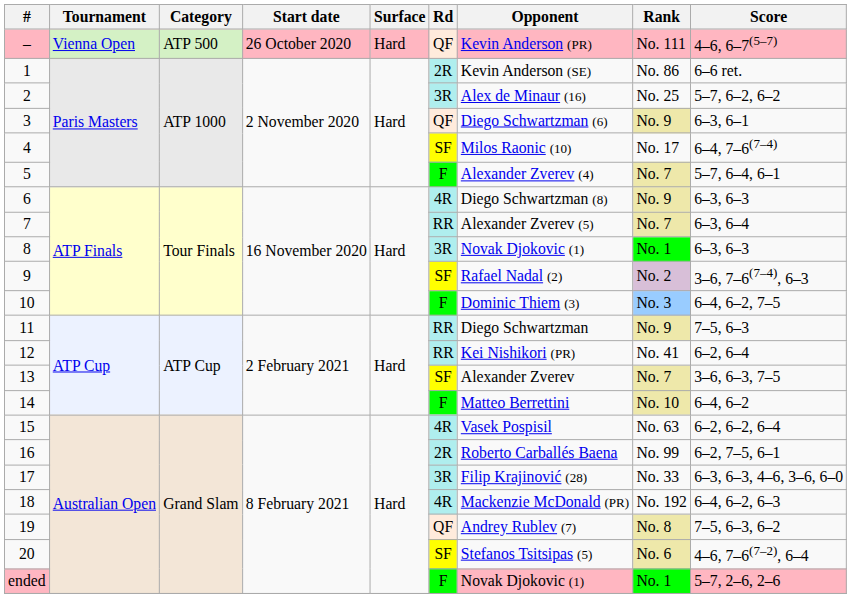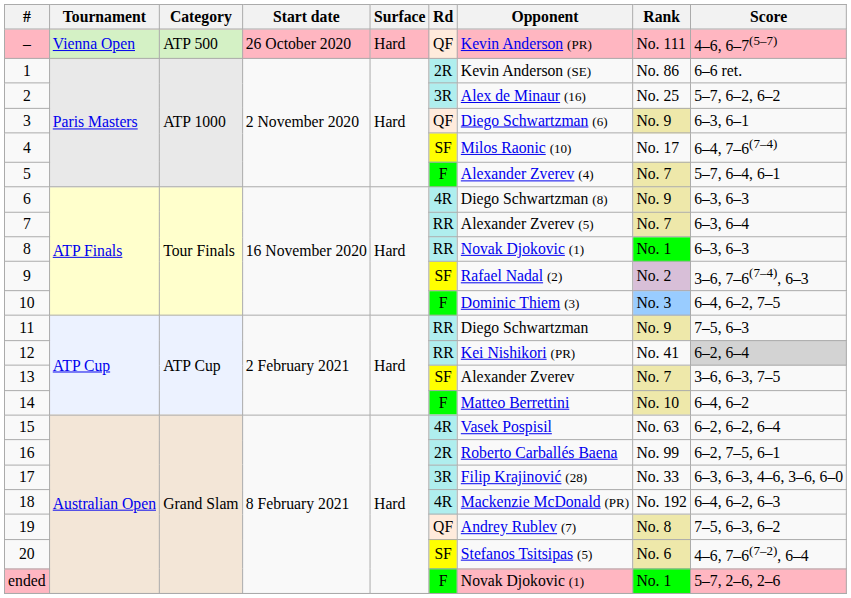(443, 249) 3R -> (443, 249) RR
(722, 352) no background -> (722, 352) lightgrey background
